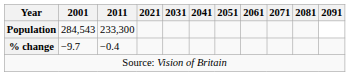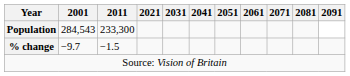(110, 46) −0.4 -> (110, 46) −1.5
